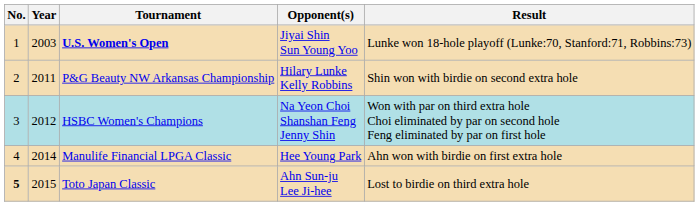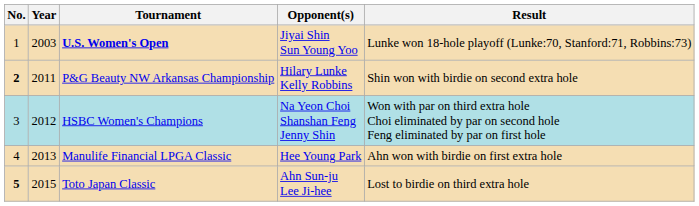(16, 78) normal -> (16, 78) bold
(44, 156) 2014 -> (44, 156) 2013
